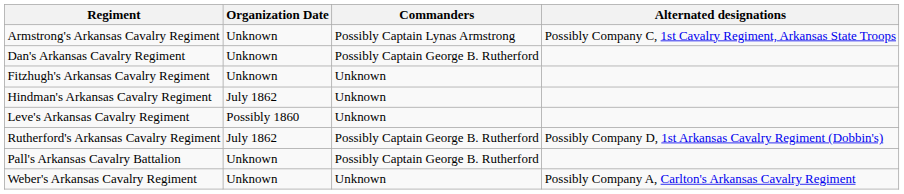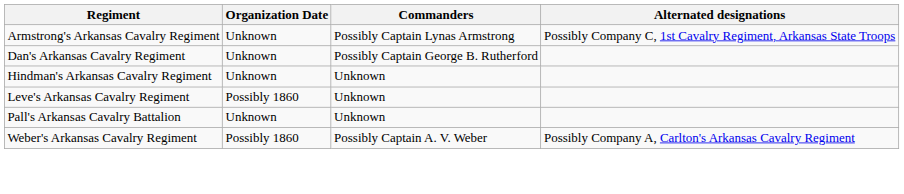- row: (108, 76)
(252, 96) July 1862 -> (251, 76) Unknown
- row: (114, 138)
(437, 158) Possibly Captain George B. Rutherford -> (360, 117) Unknown
(252, 179) Unknown -> (262, 138) Possibly 1860
(360, 179) Unknown -> (411, 138) Possibly Captain A. V. Weber
